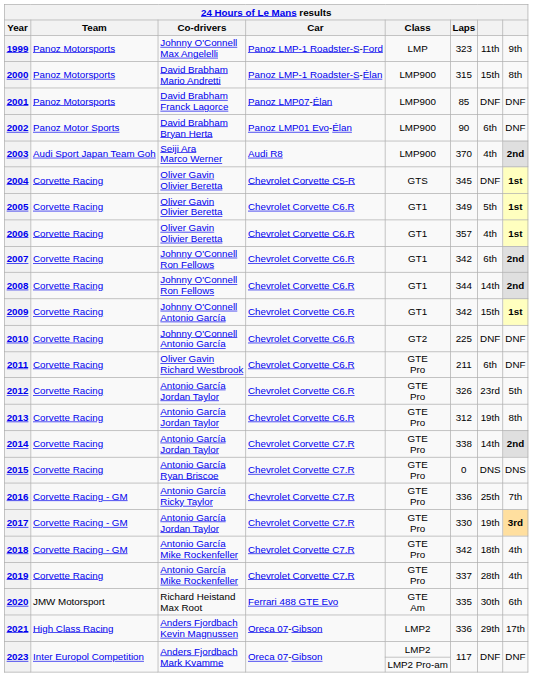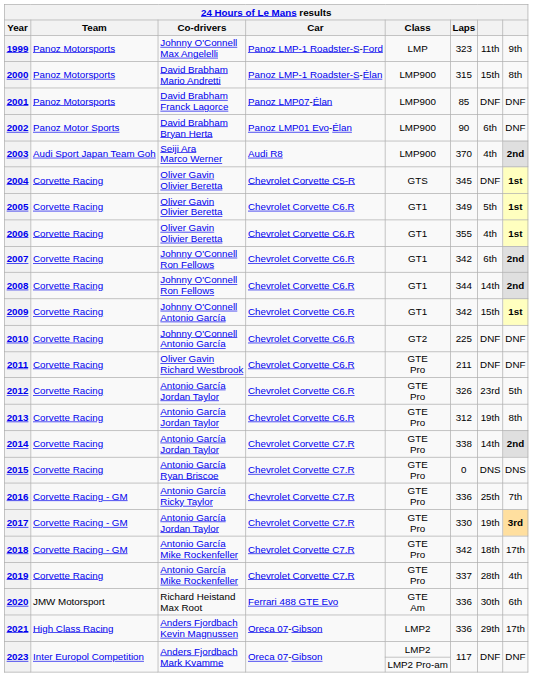(464, 233) 357 -> (464, 233) 355
(490, 365) 6th -> (490, 365) DNF
(515, 549) 4th -> (515, 549) 17th
(464, 602) 335 -> (464, 602) 336
